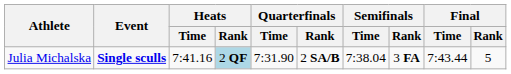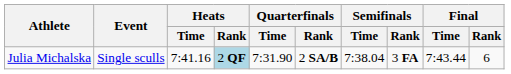(132, 58) bold -> (131, 58) normal
(488, 58) 5 -> (487, 58) 6
